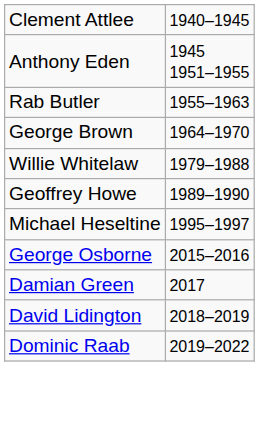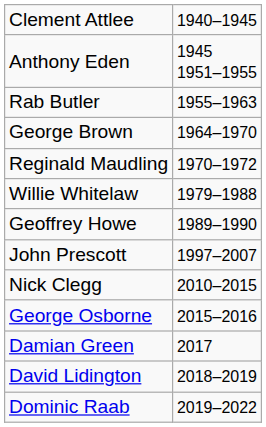+ row: (89, 163)
- row: (85, 224)
+ row: (68, 254)
+ row: (55, 284)
